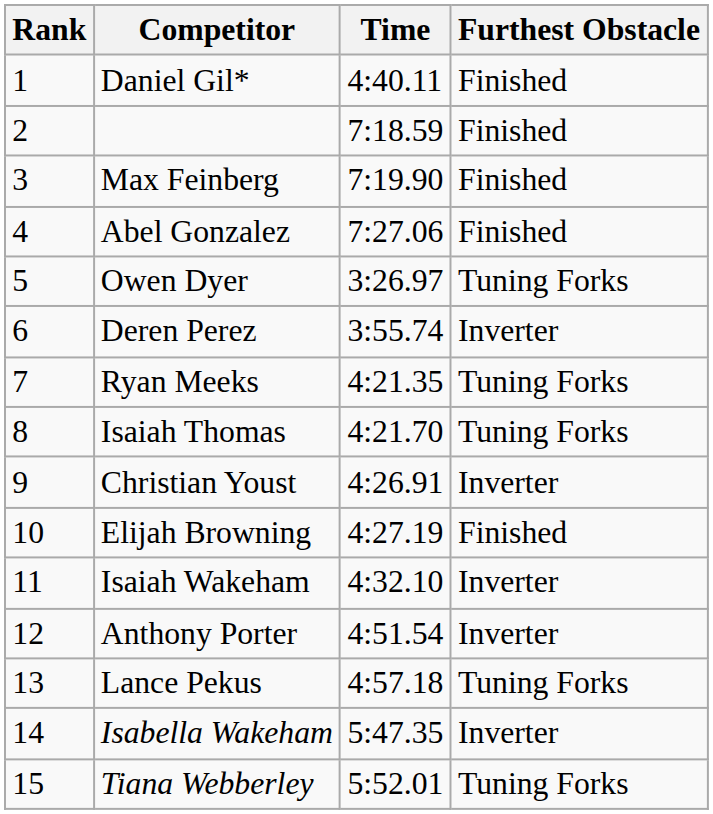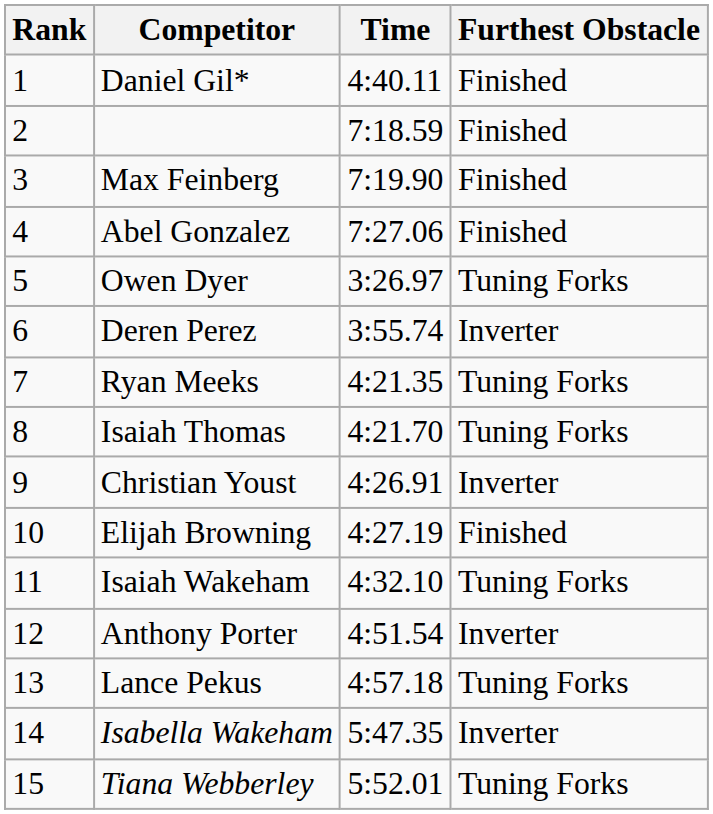(508, 582) Inverter -> (543, 582) Tuning Forks
